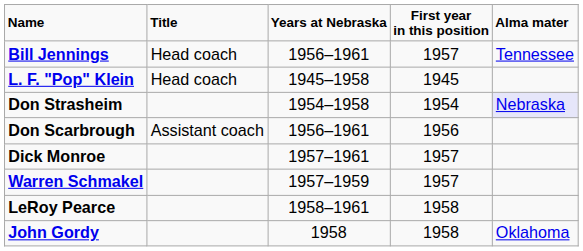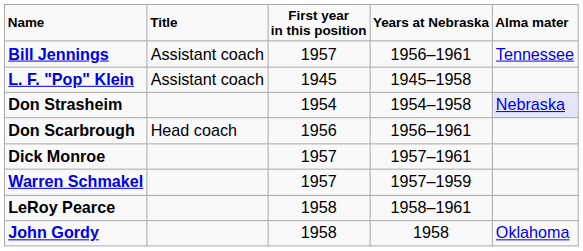columns swapped: (441, 23) <-> (329, 23)
(194, 53) Head coach -> (207, 53) Assistant coach
(194, 79) Head coach -> (207, 79) Assistant coach
(207, 130) Assistant coach -> (194, 130) Head coach
